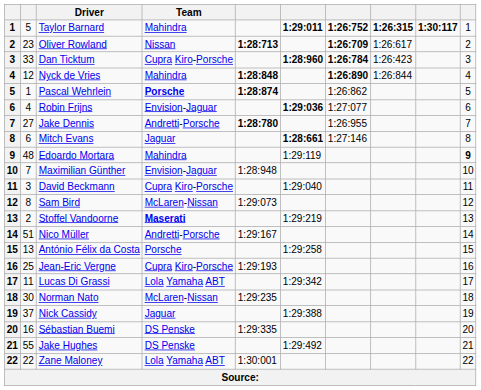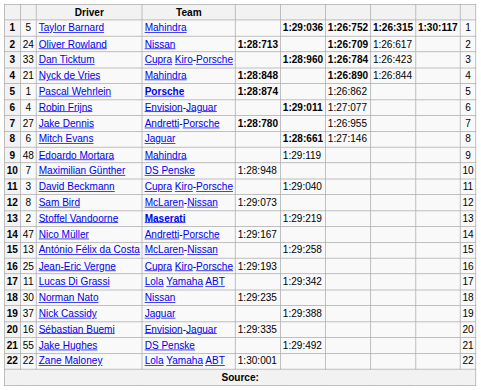(303, 28) 1:29:011 -> (303, 28) 1:29:036
(28, 44) 23 -> (28, 44) 24
(28, 75) 12 -> (28, 75) 21
(303, 107) 1:29:036 -> (303, 107) 1:29:011
(468, 155) bold -> (468, 155) normal
(181, 171) Envision-Jaguar -> (170, 171) DS Penske
(28, 234) 51 -> (28, 234) 47
(163, 250) Porsche -> (181, 250) McLaren-Nissan
(181, 297) McLaren-Nissan -> (160, 297) Nissan
(170, 329) DS Penske -> (181, 329) Envision-Jaguar
